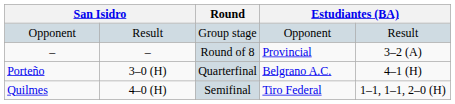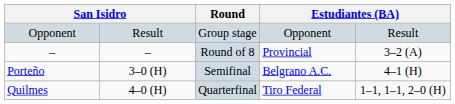(228, 71) Quarterfinal -> (228, 71) Semifinal
(228, 90) Semifinal -> (228, 90) Quarterfinal
